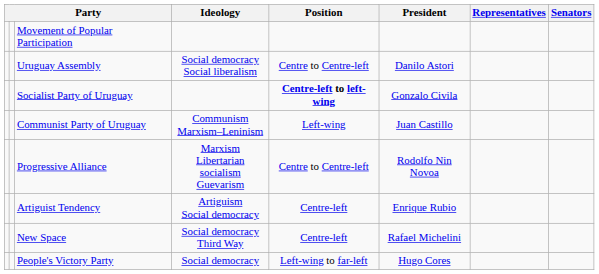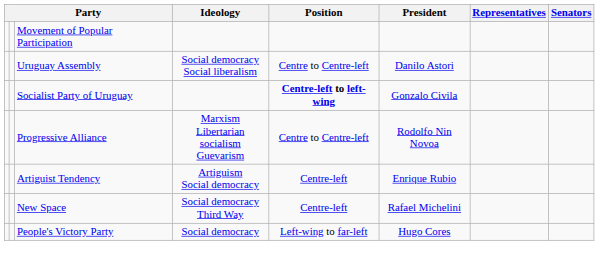- row: (81, 124)
